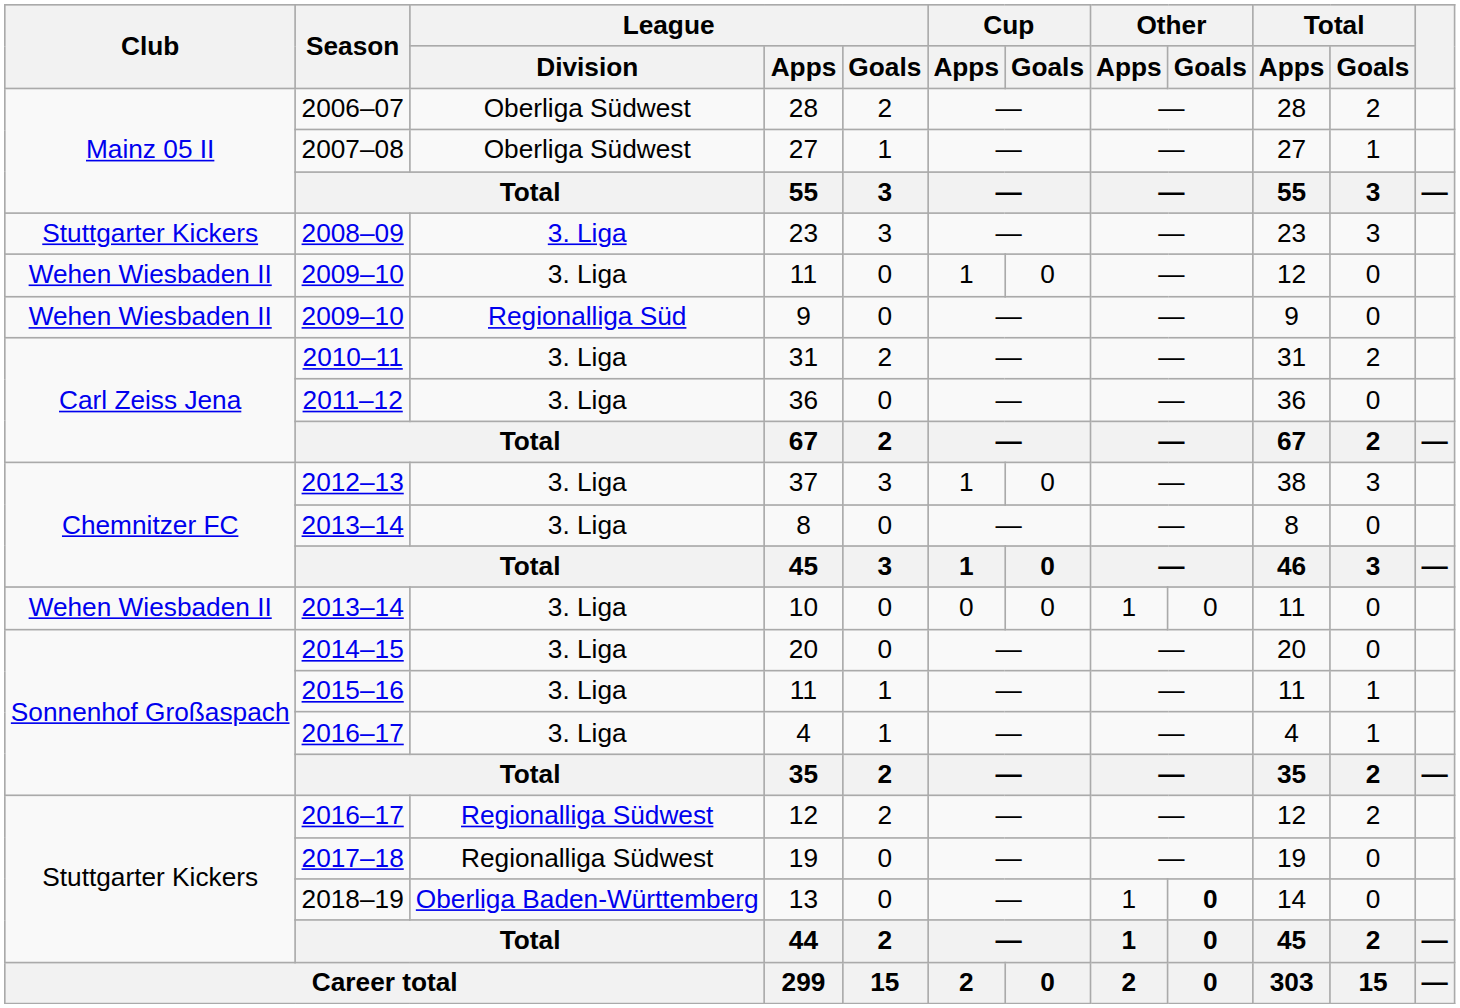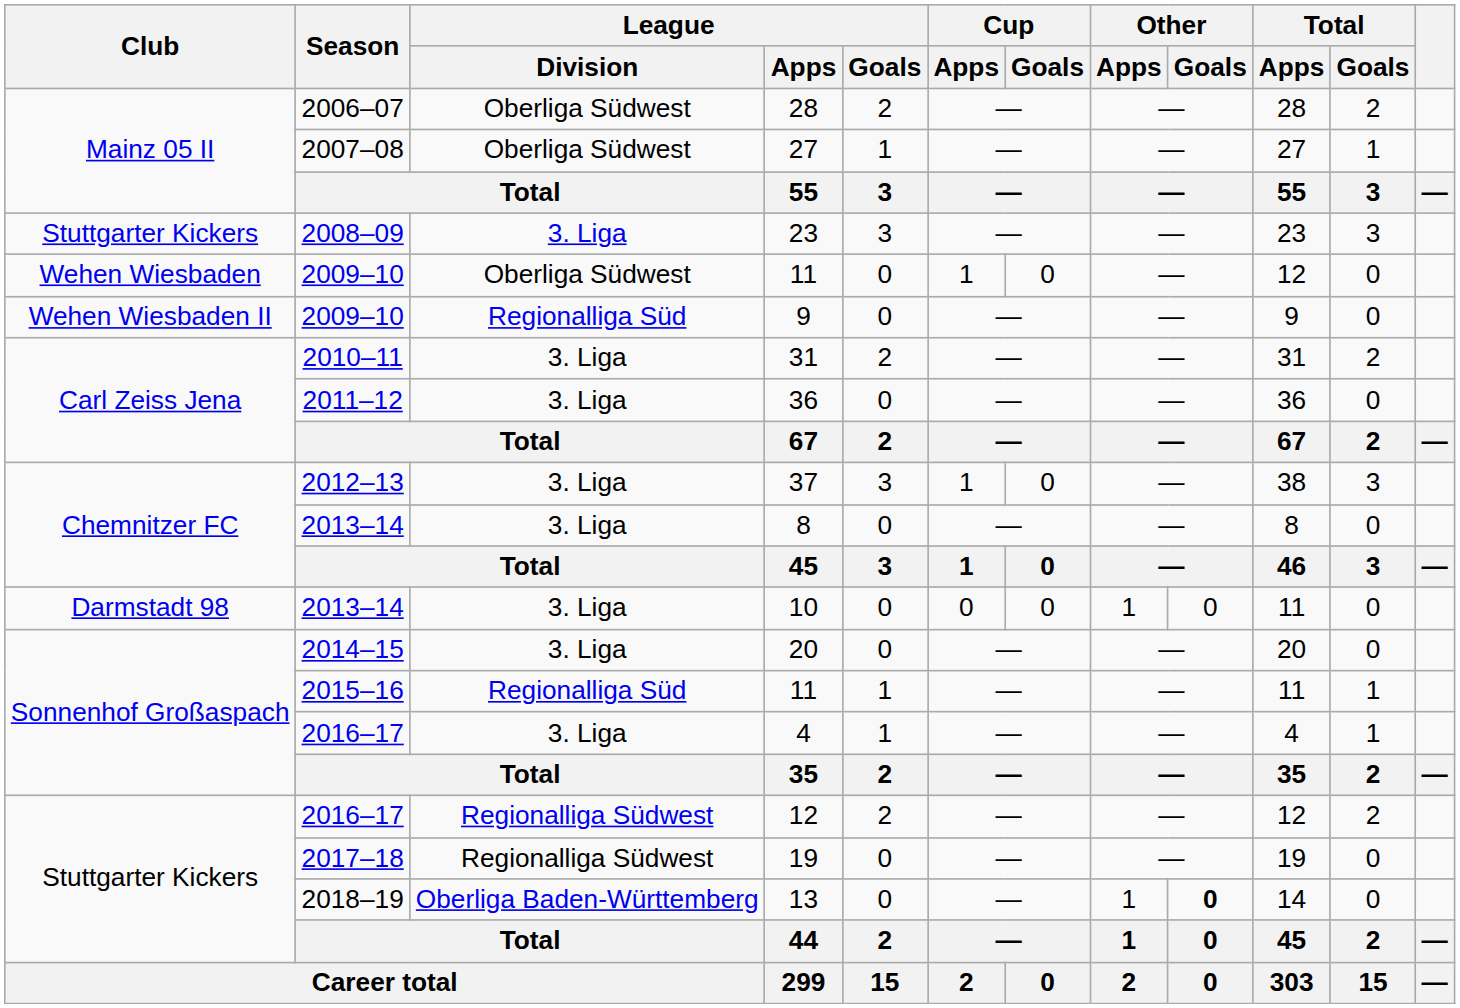(150, 274) Wehen Wiesbaden II -> (150, 274) Wehen Wiesbaden
(587, 274) 3. Liga -> (587, 274) Oberliga Südwest
(150, 607) Wehen Wiesbaden II -> (150, 607) Darmstadt 98
(587, 691) 3. Liga -> (587, 691) Regionalliga Süd
